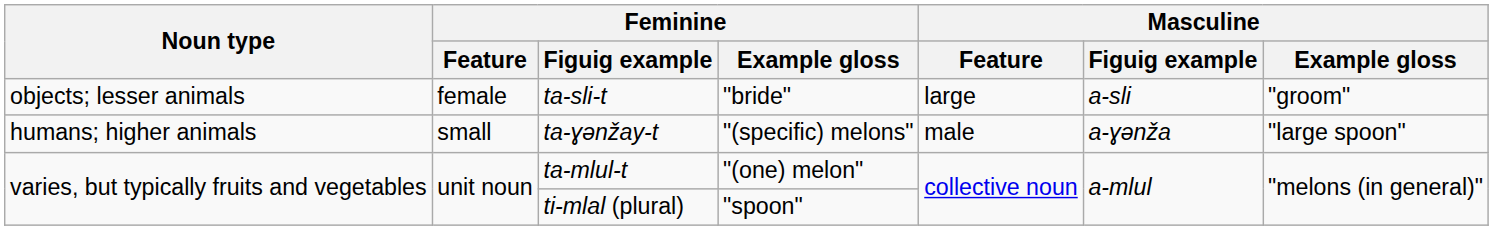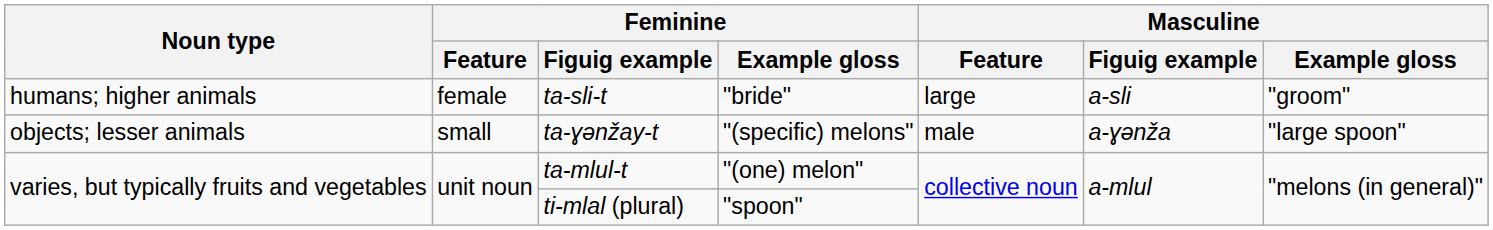(127, 96) objects; lesser animals -> (133, 96) humans; higher animals
(133, 133) humans; higher animals -> (127, 133) objects; lesser animals
